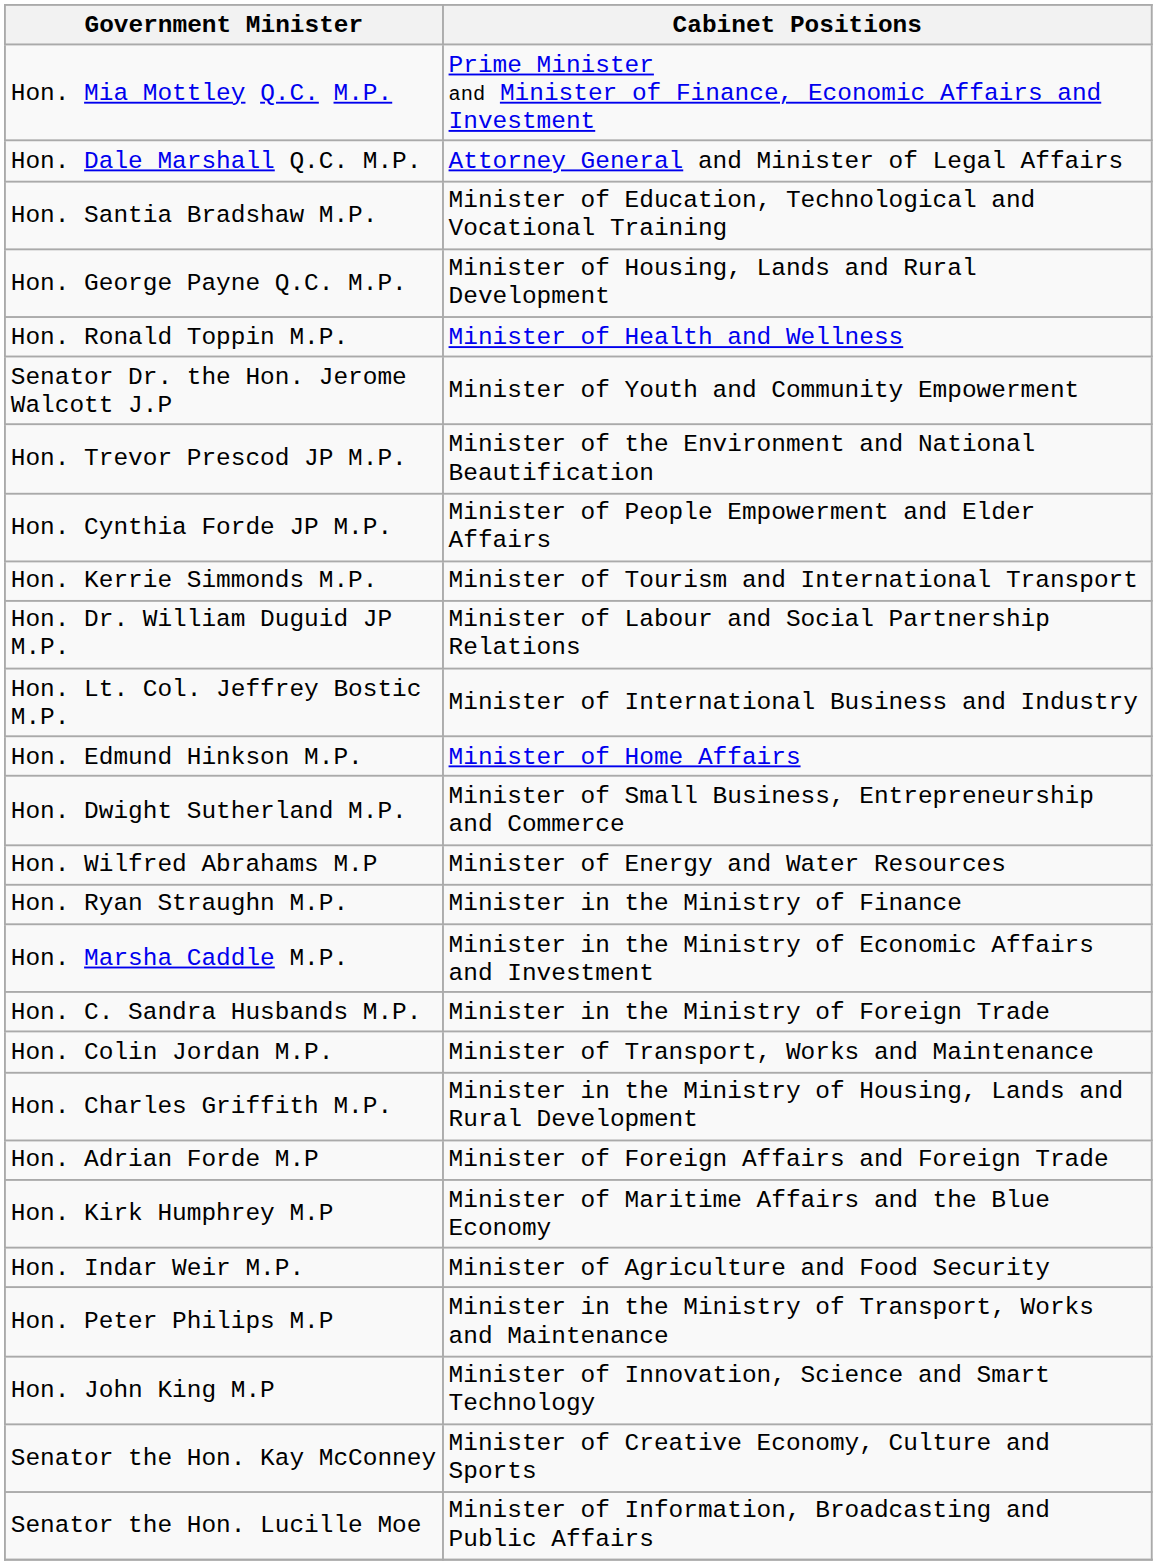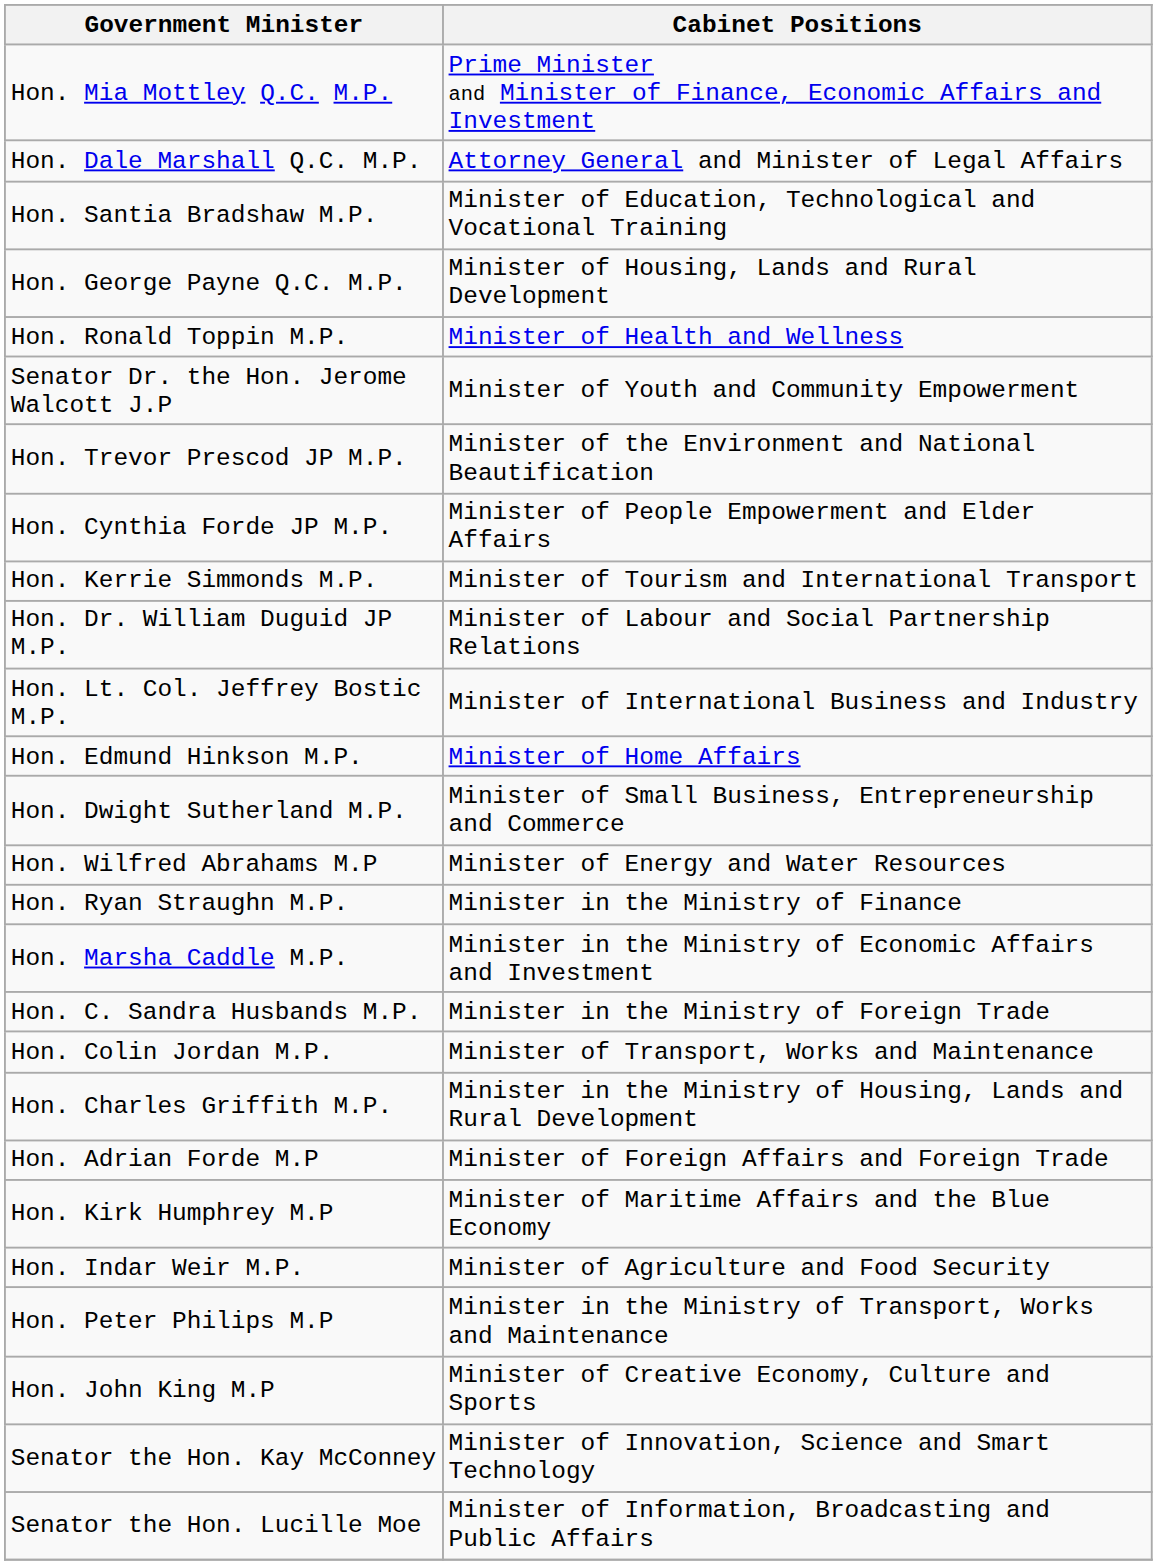(749, 1390) Minister of Innovation, Science and Smart Technology -> (749, 1390) Minister of Creative Economy, Culture and Sports
(749, 1458) Minister of Creative Economy, Culture and Sports -> (749, 1458) Minister of Innovation, Science and Smart Technology
